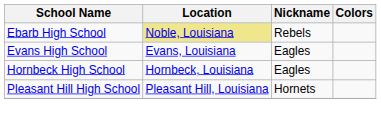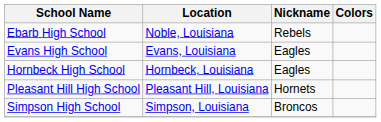(190, 32) khaki background -> (190, 32) no background
+ row: (64, 107)
